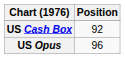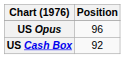rows swapped: (39, 29) <-> (39, 45)
